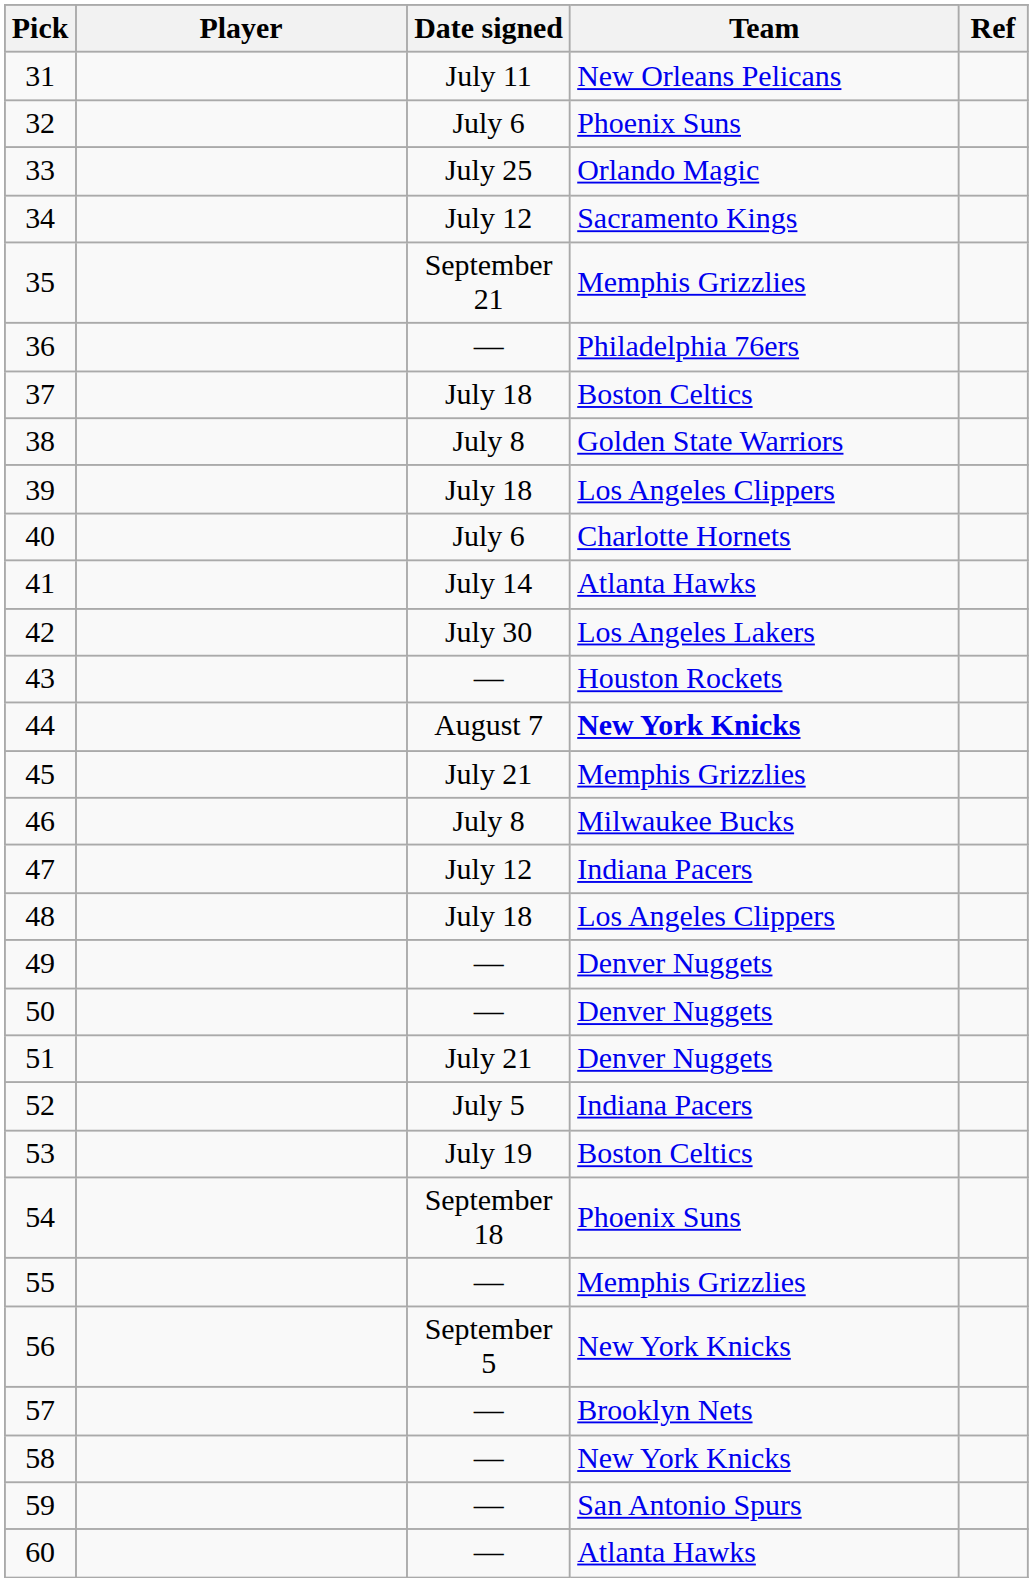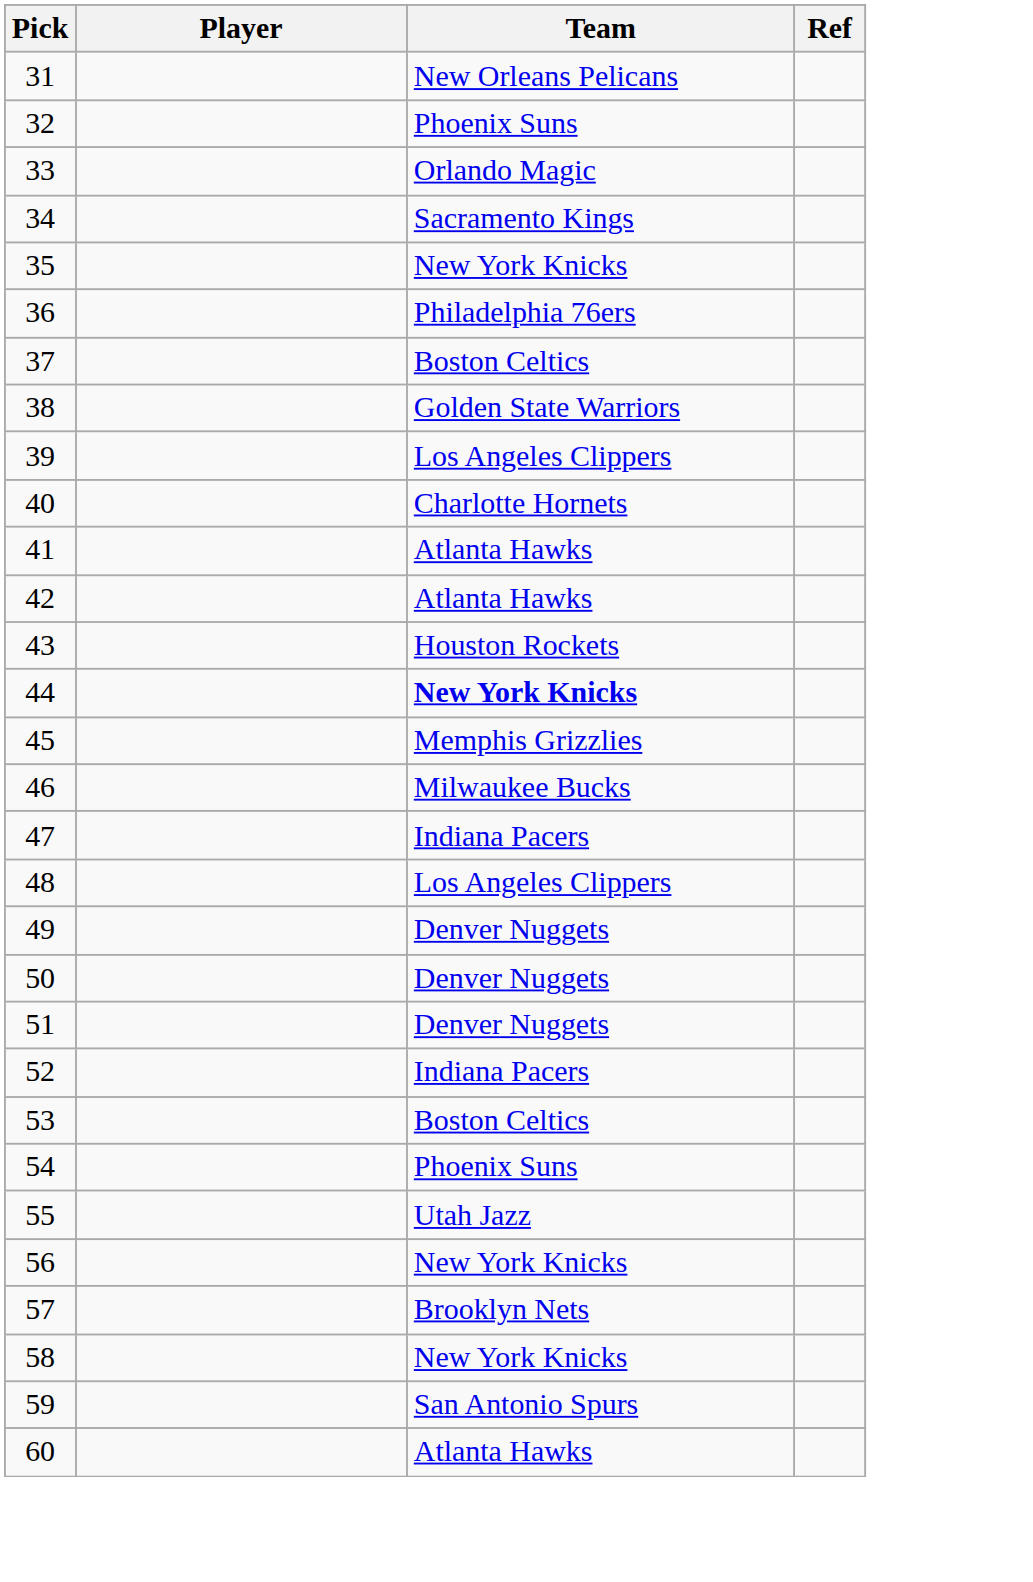- column: (489, 28)
(691, 282) Memphis Grizzlies -> (521, 265) New York Knicks
(696, 631) Los Angeles Lakers -> (503, 597) Atlanta Hawks
(691, 1281) Memphis Grizzlies -> (472, 1214) Utah Jazz
